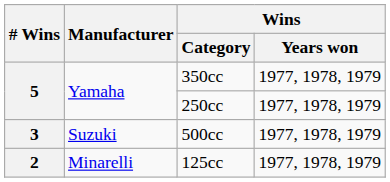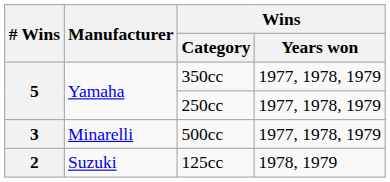(92, 134) Suzuki -> (101, 134) Minarelli
(101, 163) Minarelli -> (92, 163) Suzuki
(320, 163) 1977, 1978, 1979 -> (298, 163) 1978, 1979
